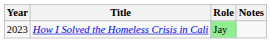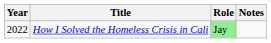(17, 29) 2023 -> (17, 29) 2022
